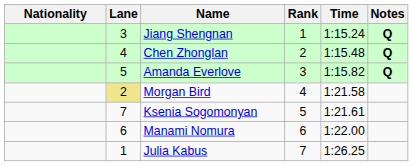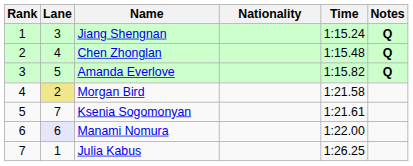columns swapped: (303, 14) <-> (55, 14)
(124, 131) no background -> (57, 131) lavender background
